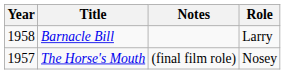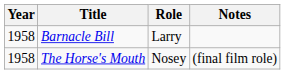columns swapped: (260, 15) <-> (194, 15)
(21, 58) 1957 -> (21, 58) 1958
